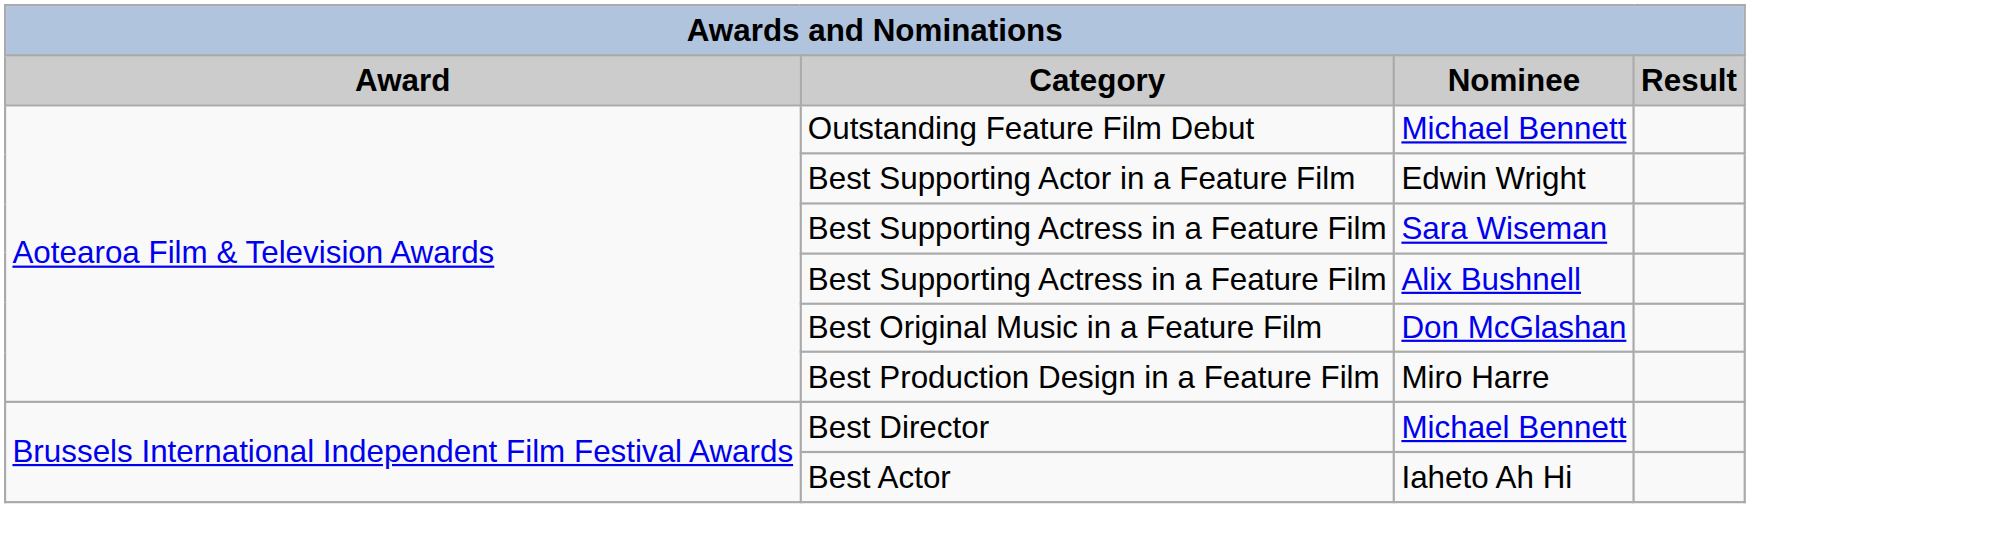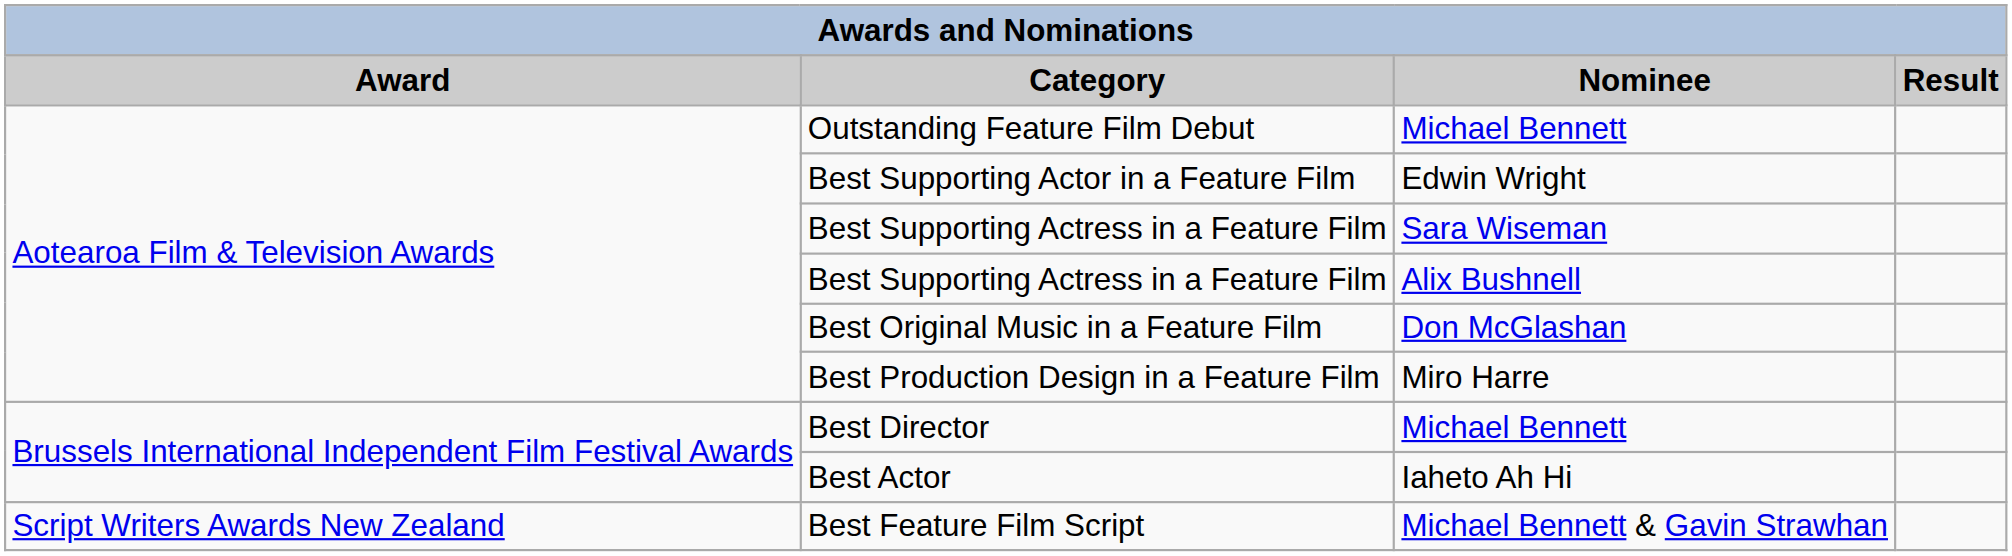+ row: (976, 526)
